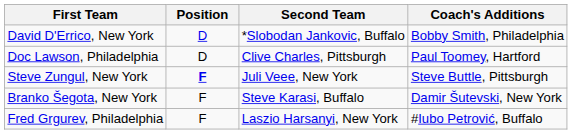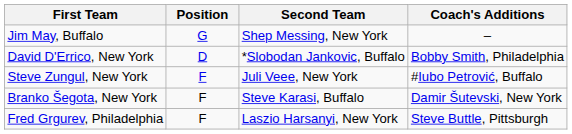+ row: (55, 35)
- row: (83, 56)
(202, 77) bold -> (202, 77) normal
(479, 77) Steve Buttle, Pittsburgh -> (477, 77) #Iubo Petrović, Buffalo
(477, 118) #Iubo Petrović, Buffalo -> (479, 118) Steve Buttle, Pittsburgh
